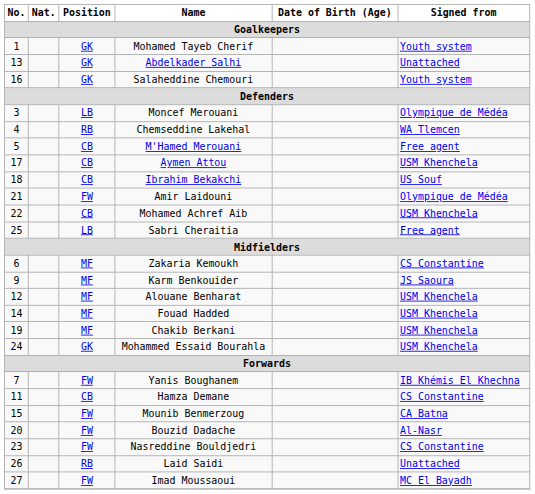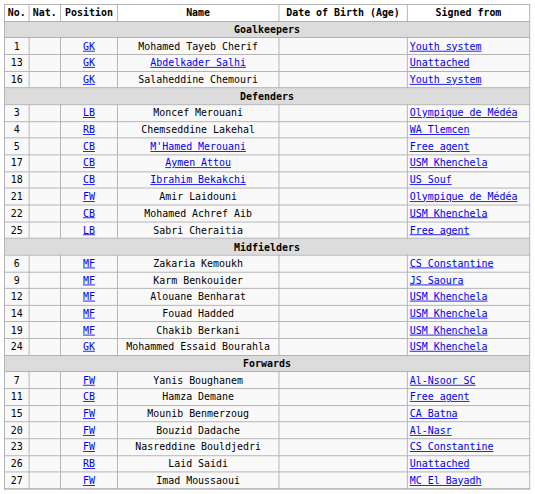(460, 380) IB Khémis El Khechna -> (443, 380) Al-Nsoor SC
(442, 397) CS Constantine -> (440, 397) Free agent
